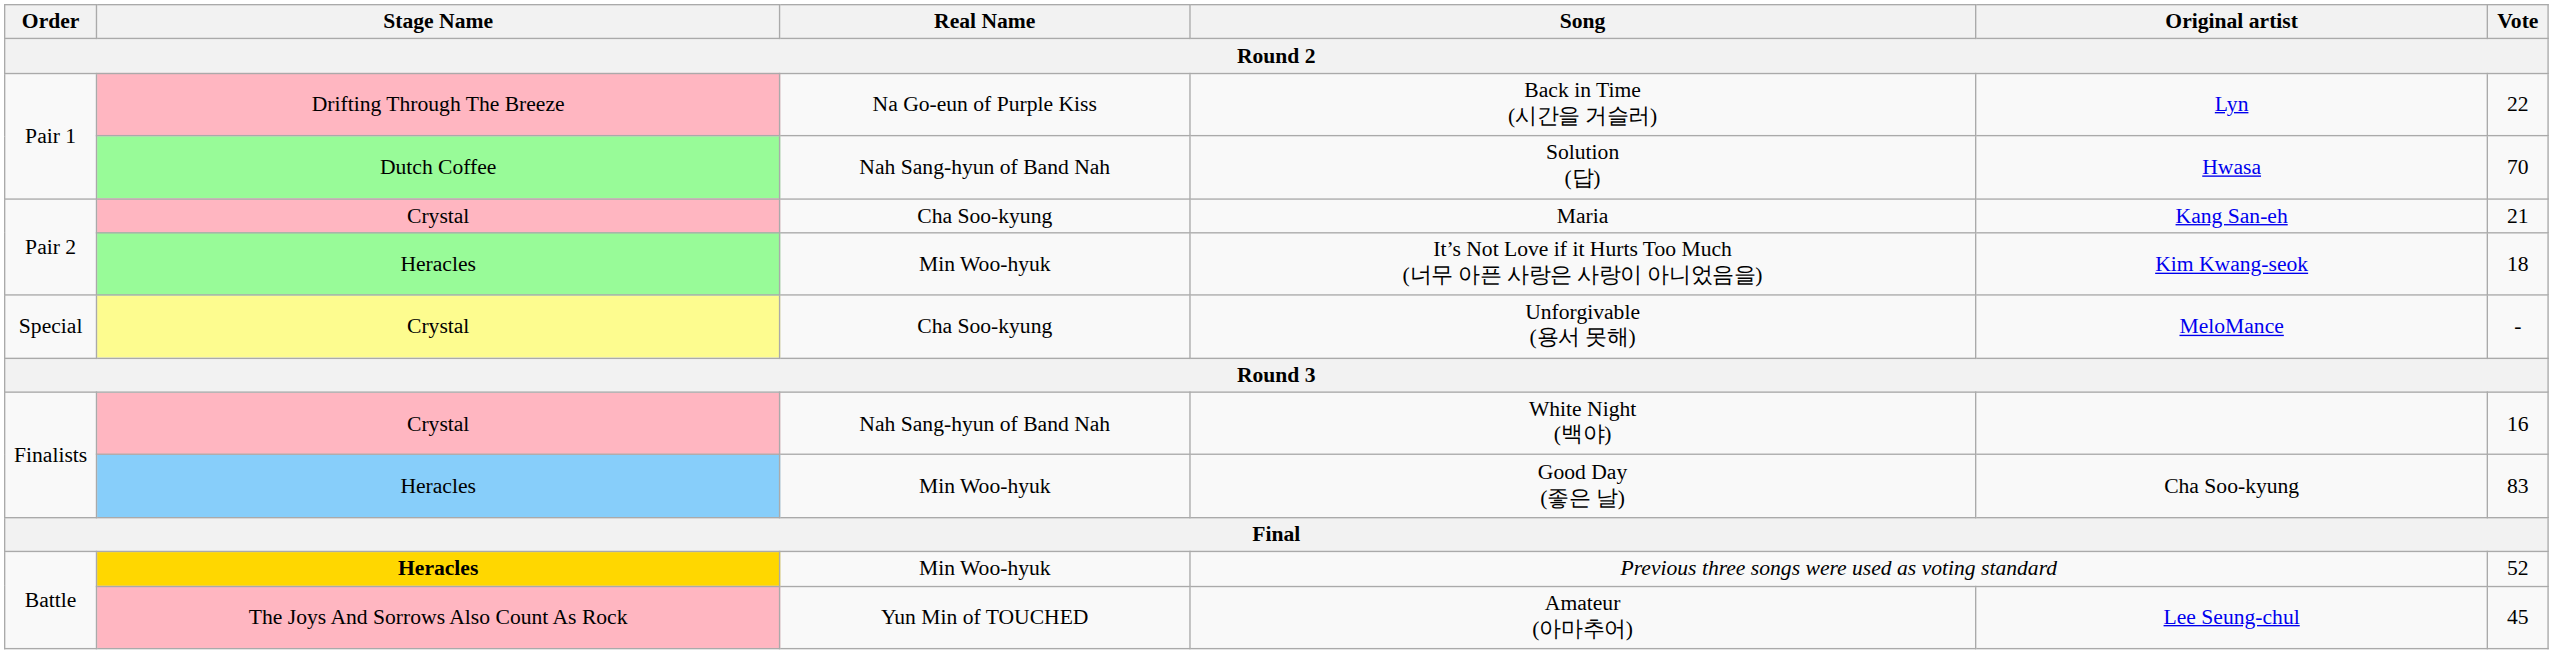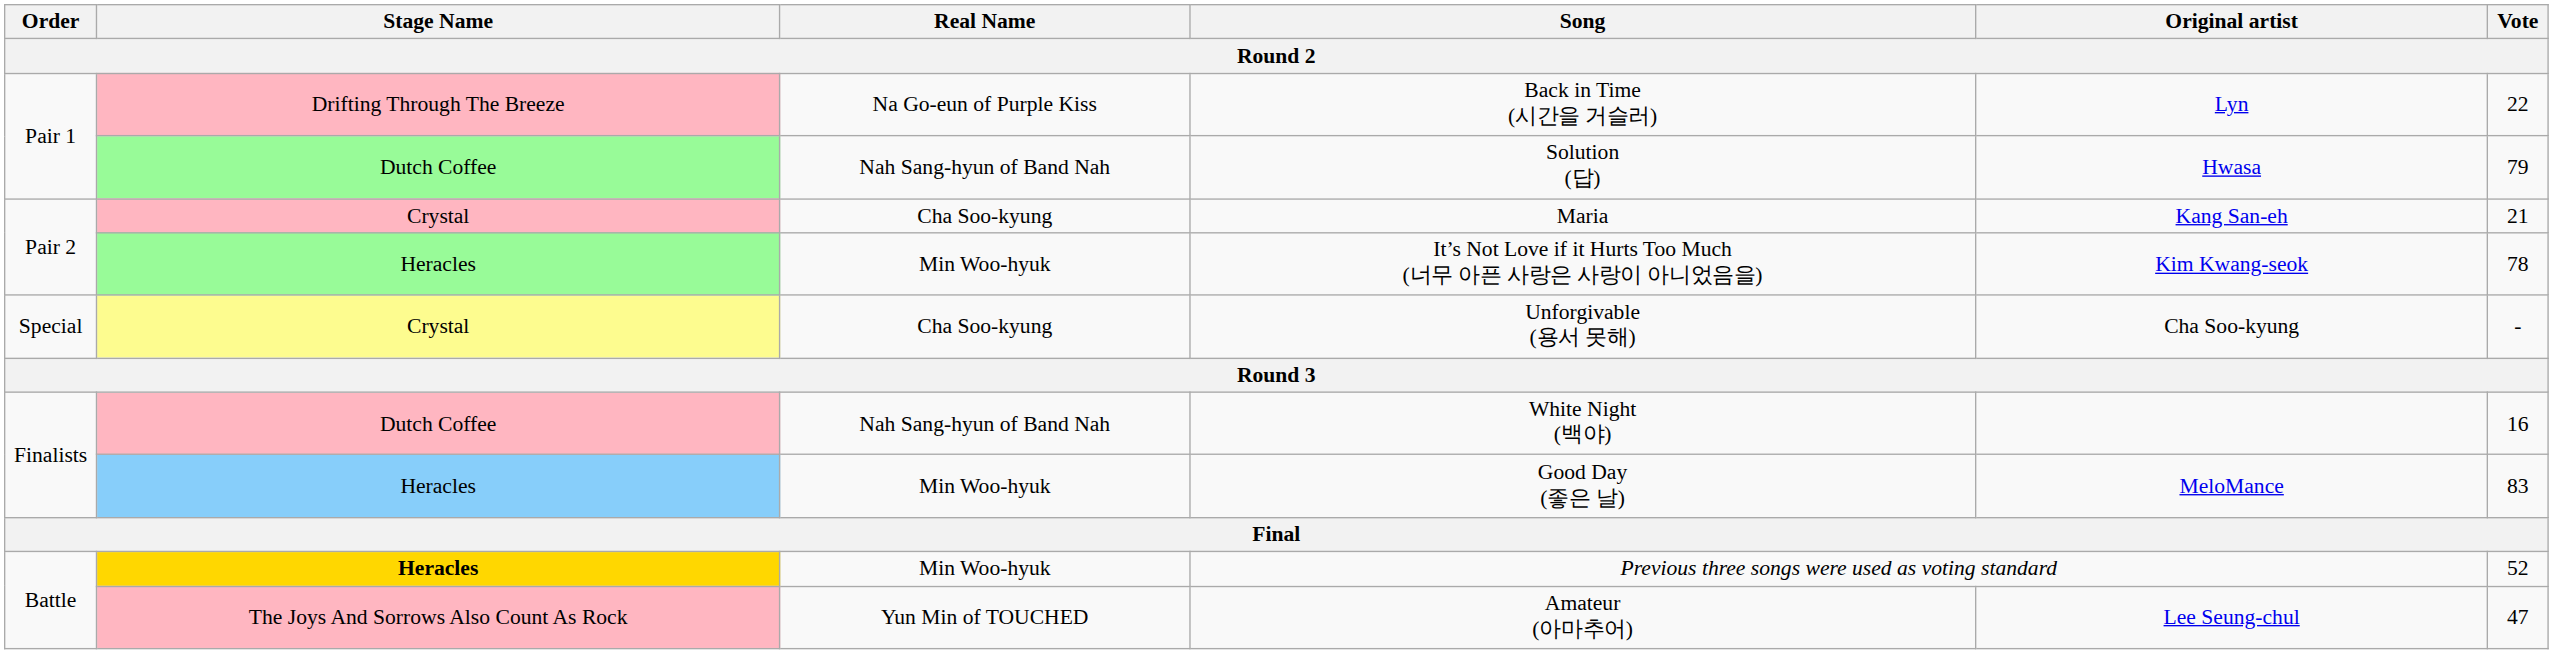(2518, 166) 70 -> (2518, 166) 79
(2518, 263) 18 -> (2518, 263) 78
(2232, 326) MeloMance -> (2232, 326) Cha Soo-kyung
(438, 423) Crystal -> (438, 423) Dutch Coffee
(2232, 485) Cha Soo-kyung -> (2232, 485) MeloMance
(2518, 616) 45 -> (2518, 616) 47
